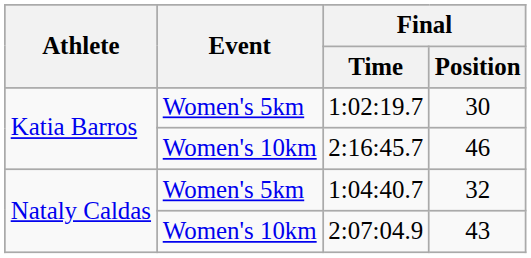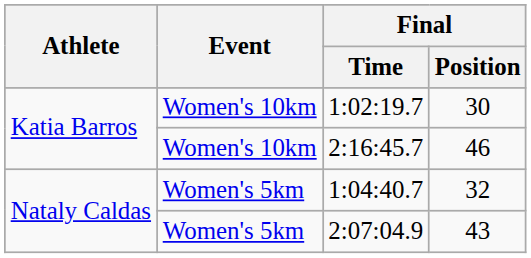(233, 107) Women's 5km -> (240, 107) Women's 10km
(240, 230) Women's 10km -> (233, 230) Women's 5km
